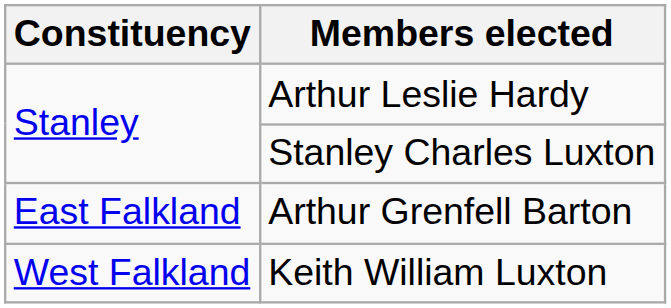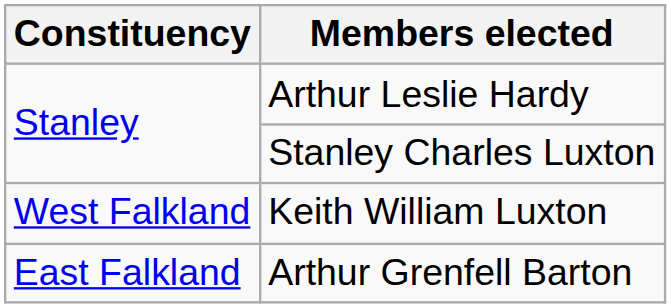rows swapped: (450, 212) <-> (438, 271)
